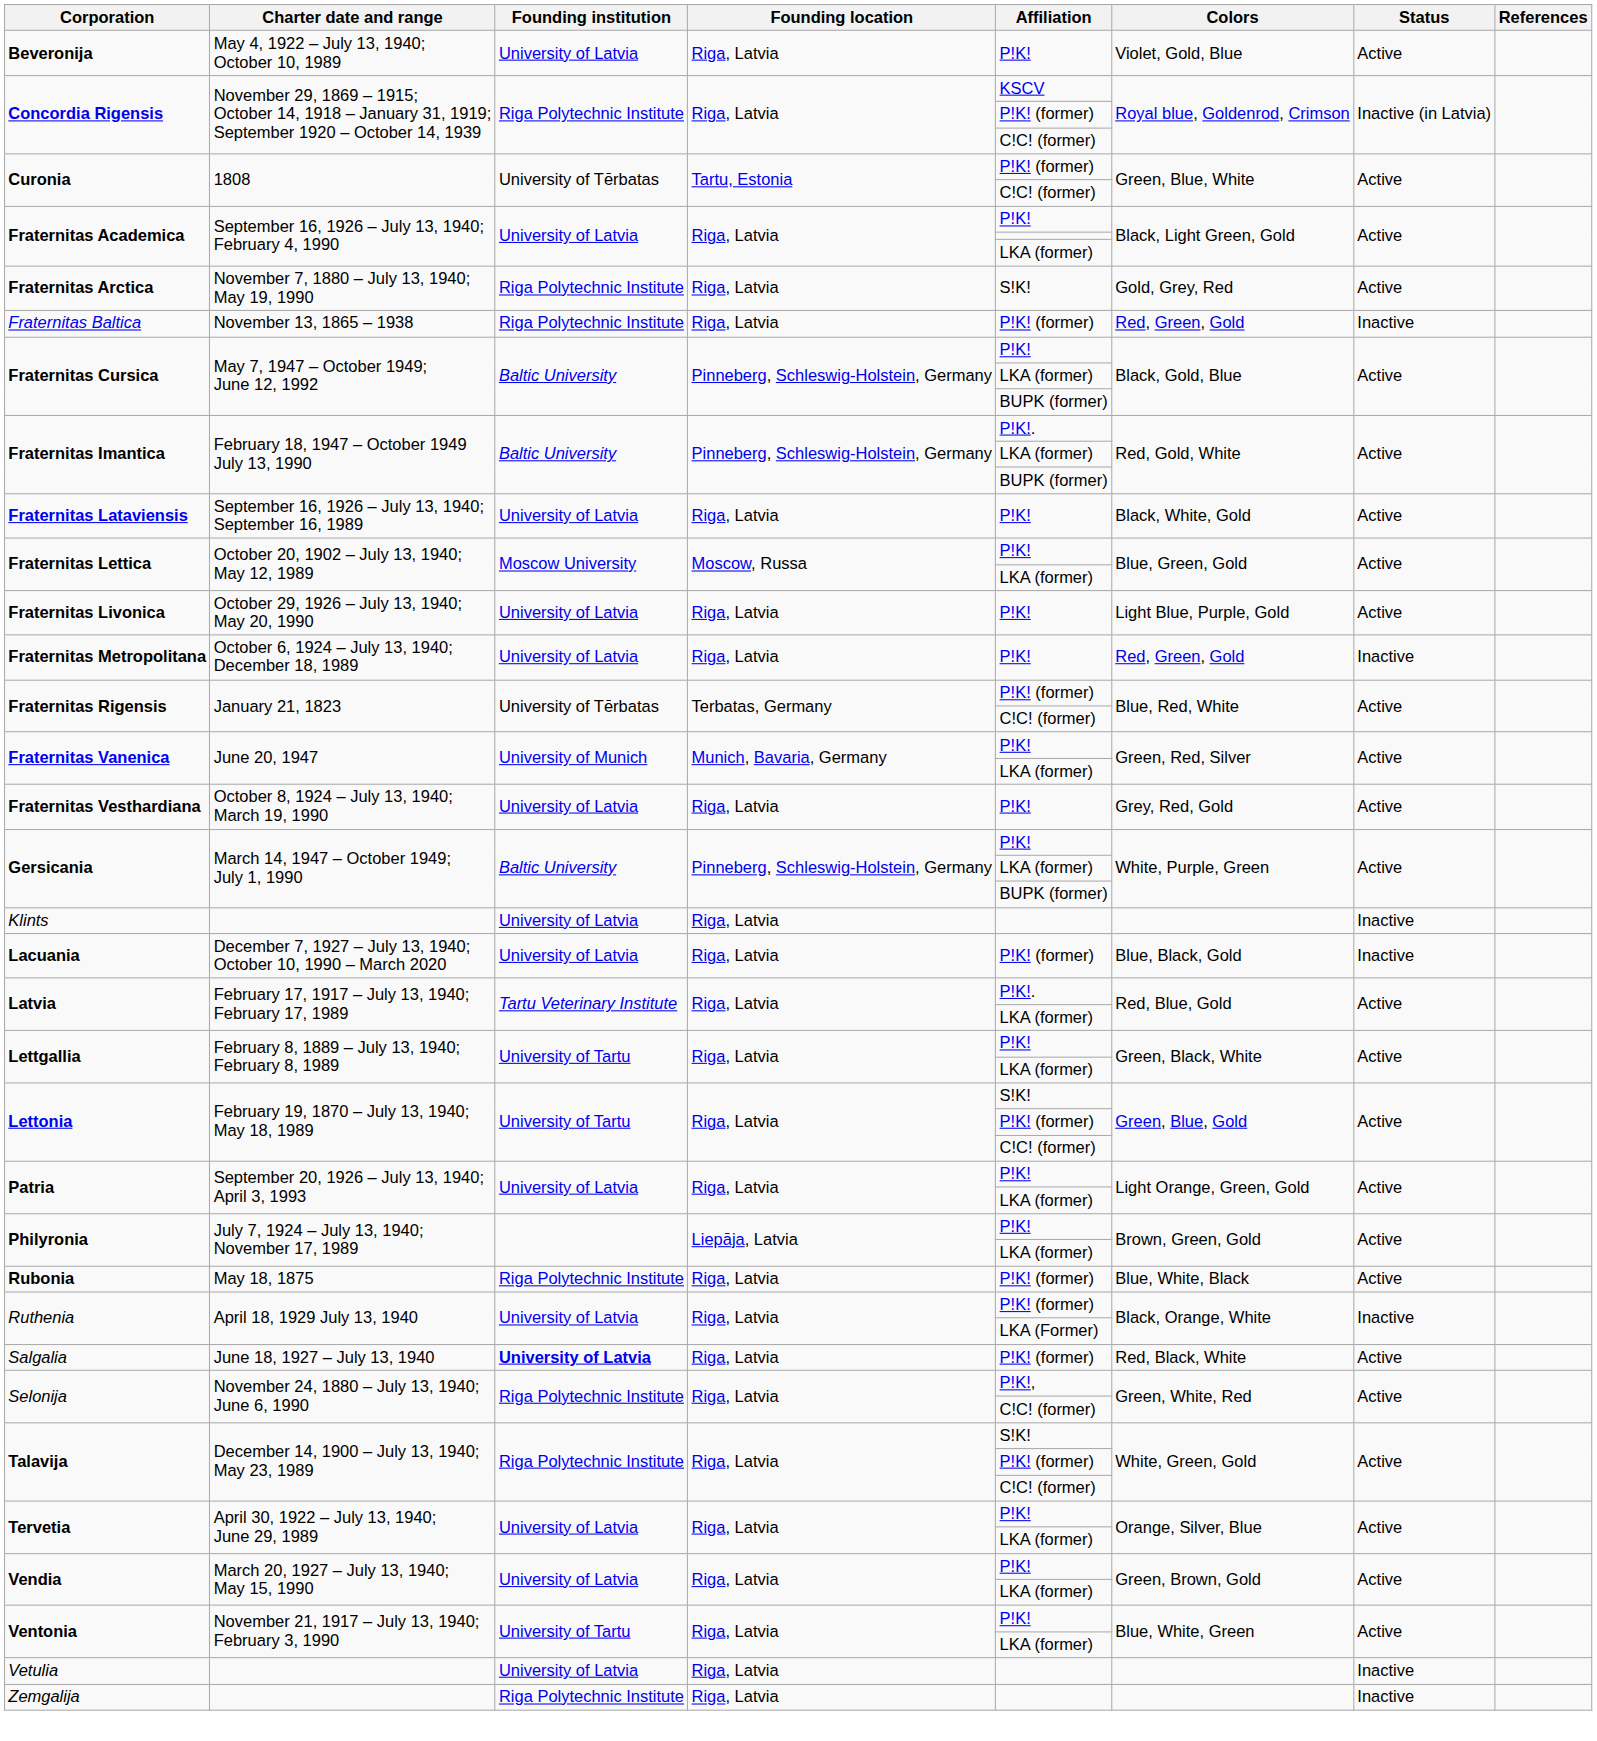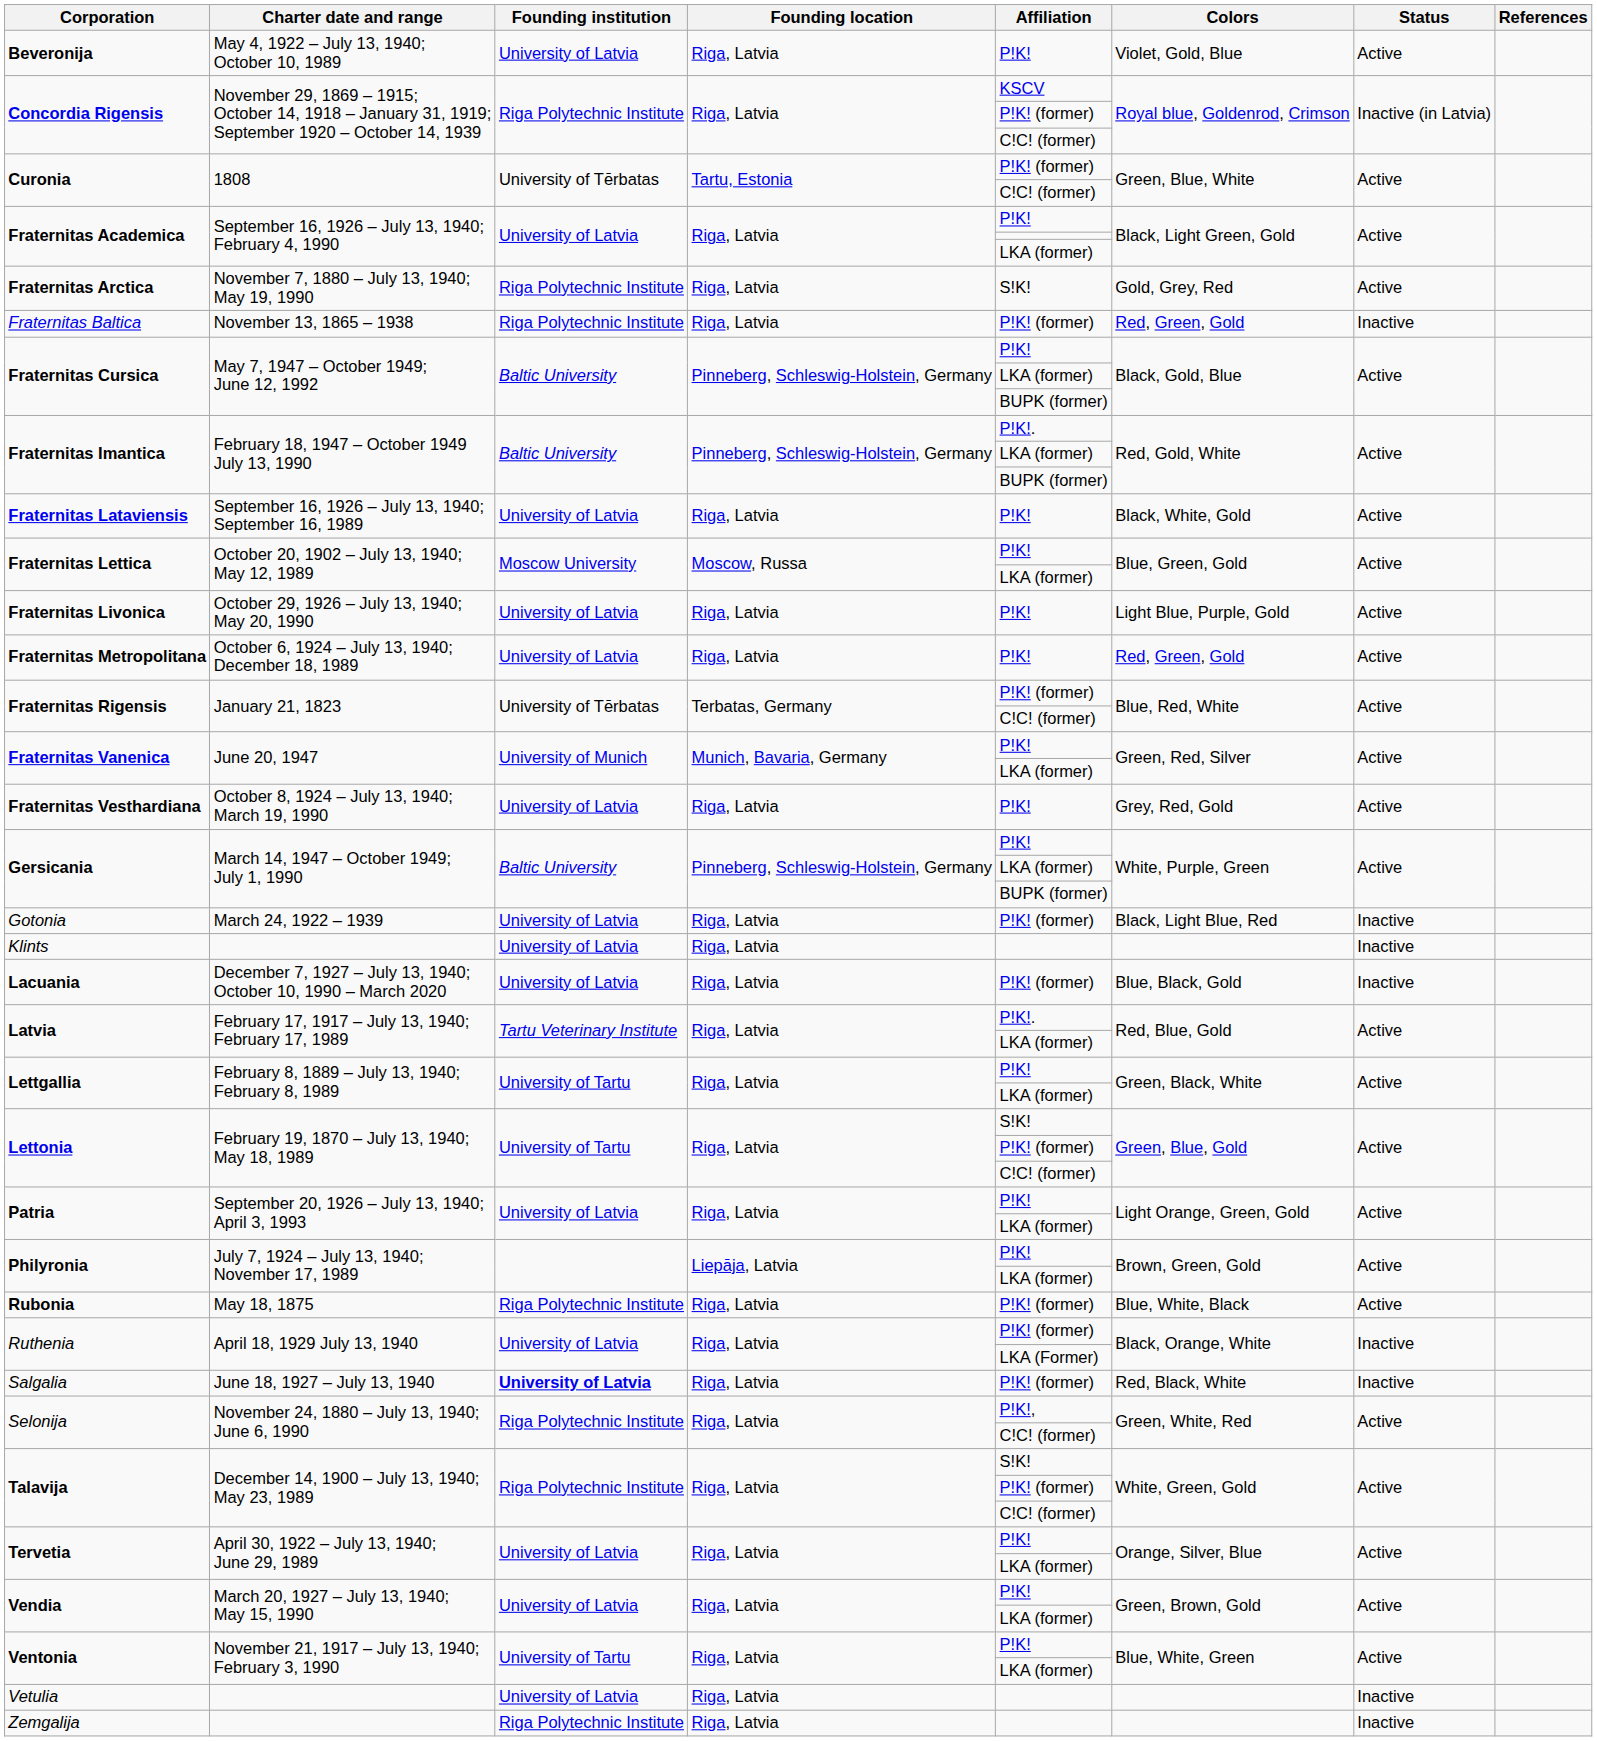(1386, 657) Inactive -> (1380, 657) Active
+ row: (37, 920)
(1380, 1357) Active -> (1386, 1383) Inactive
